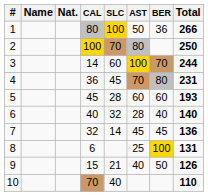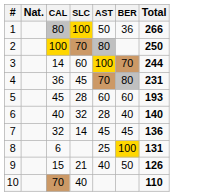- column: (38, 13)
